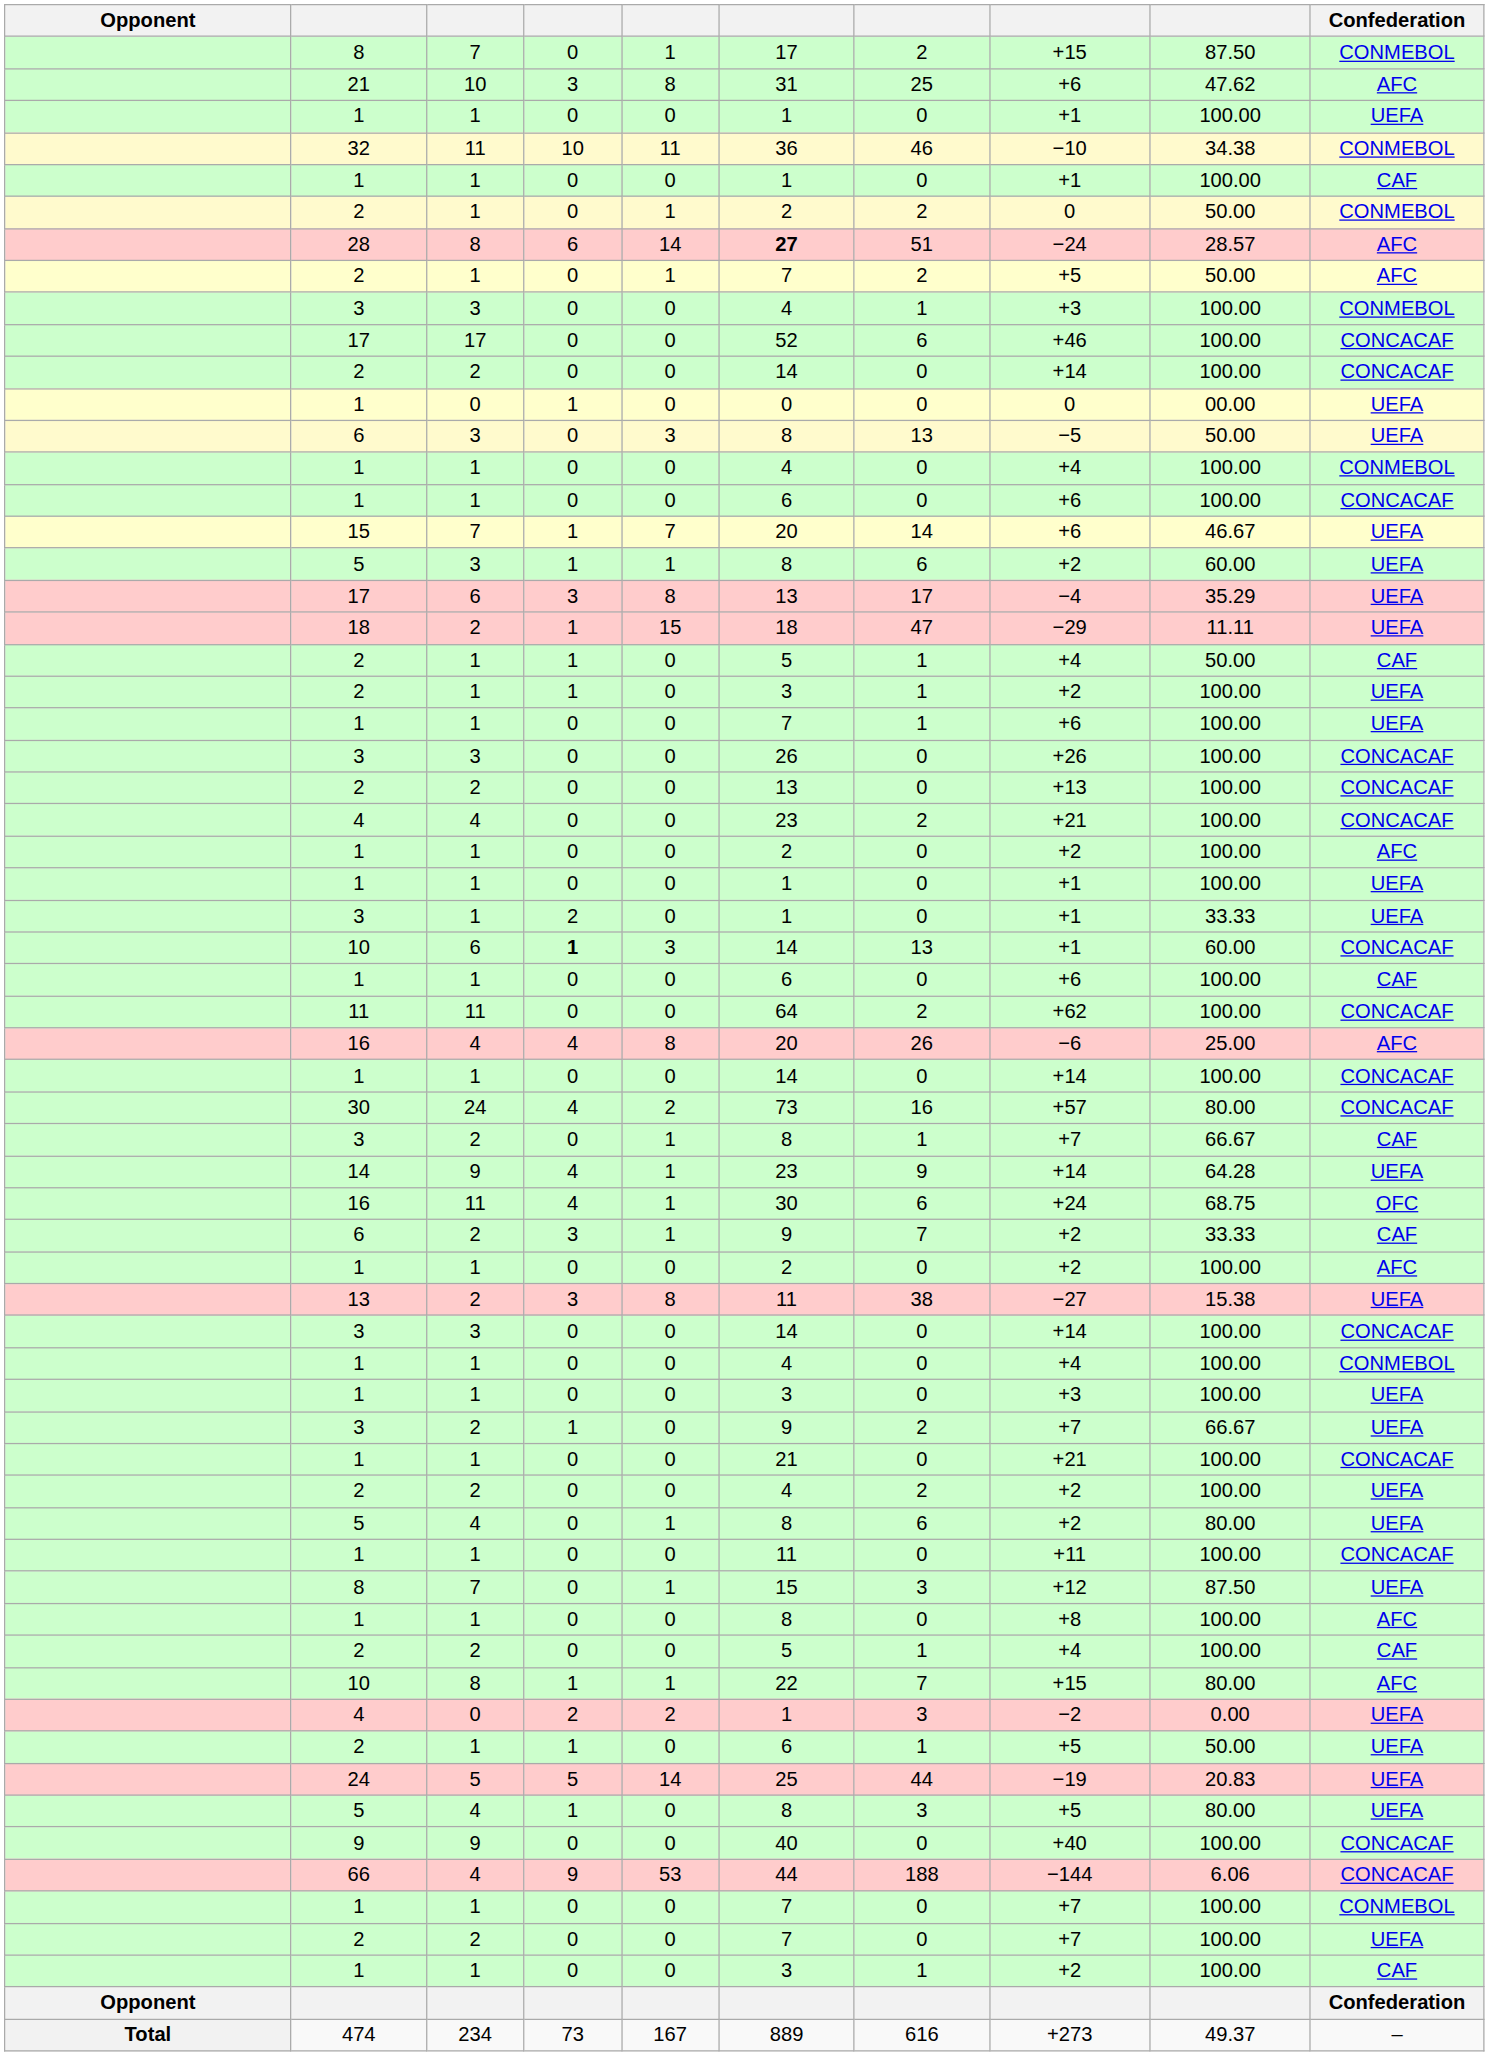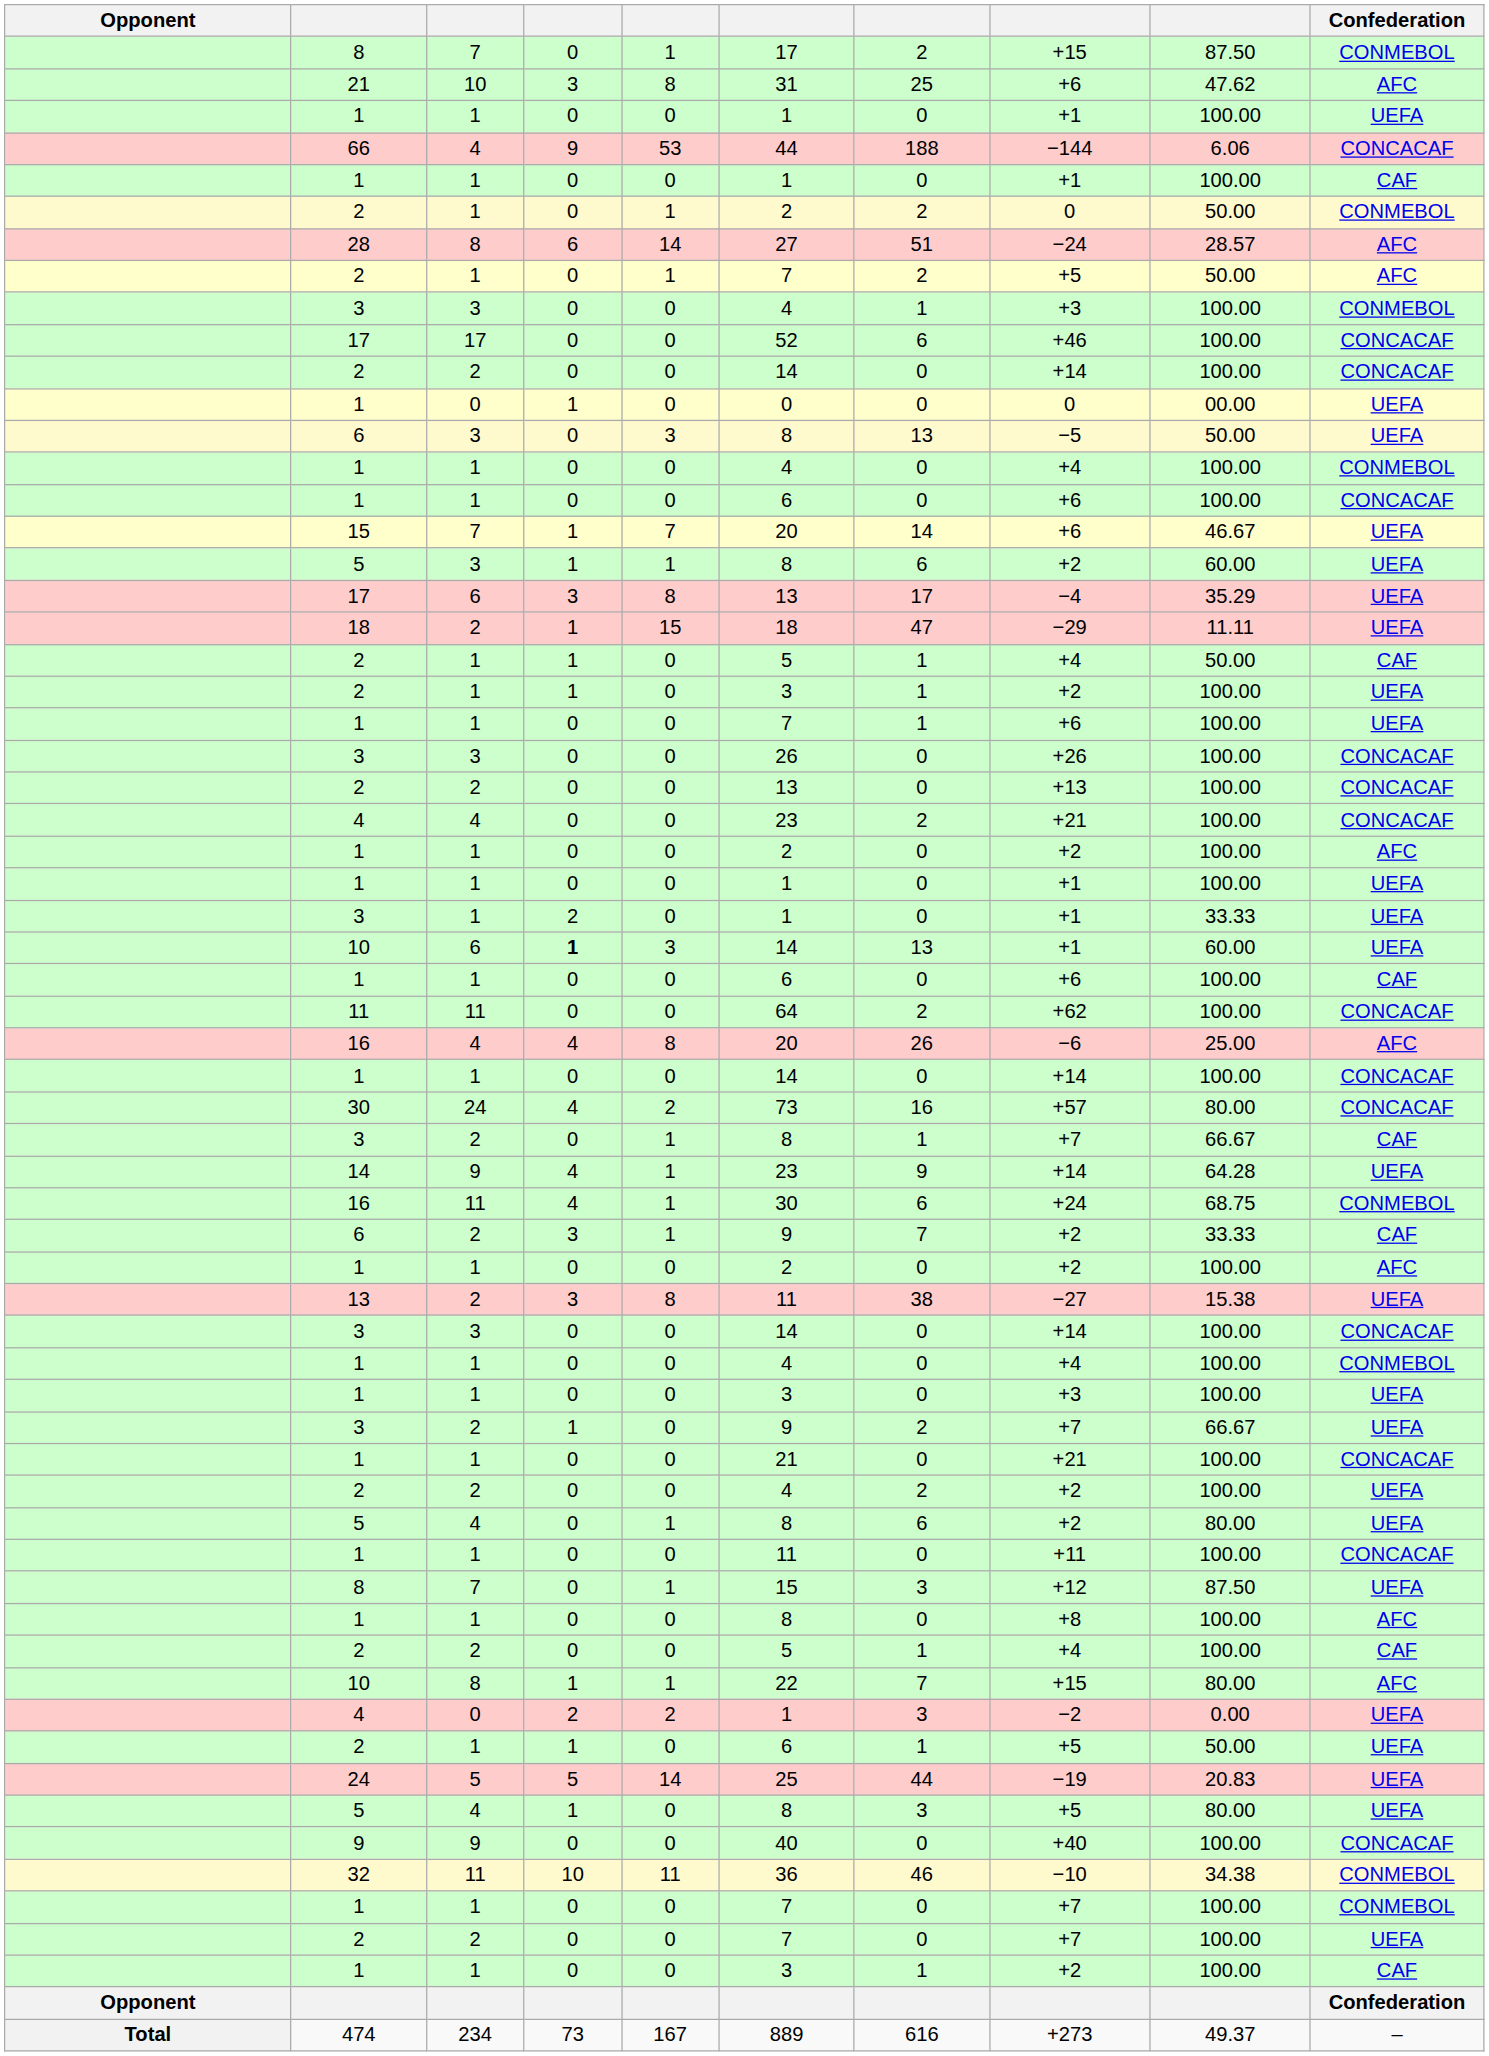rows swapped: (359, 148) <-> (359, 1874)
(787, 244) bold -> (787, 244) normal
(1397, 947) CONCACAF -> (1397, 947) UEFA
(1397, 1203) OFC -> (1397, 1203) CONMEBOL
